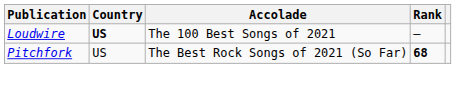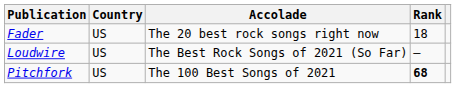+ row: (25, 34)
(99, 34) bold -> (99, 53) normal
(242, 34) The 100 Best Songs of 2021 -> (278, 53) The Best Rock Songs of 2021 (So Far)
(278, 53) The Best Rock Songs of 2021 (So Far) -> (242, 73) The 100 Best Songs of 2021
